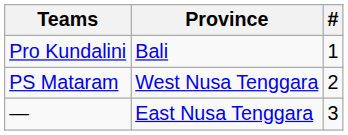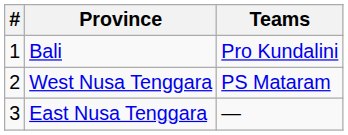columns swapped: (333, 20) <-> (68, 20)
